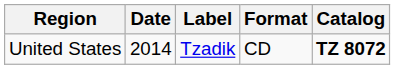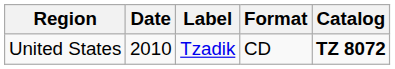(151, 49) 2014 -> (151, 49) 2010
